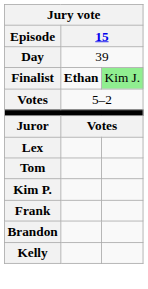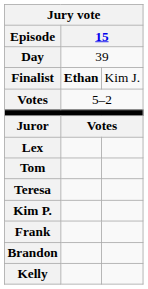(122, 78) lightgreen background -> (122, 78) no background
+ row: (33, 189)
